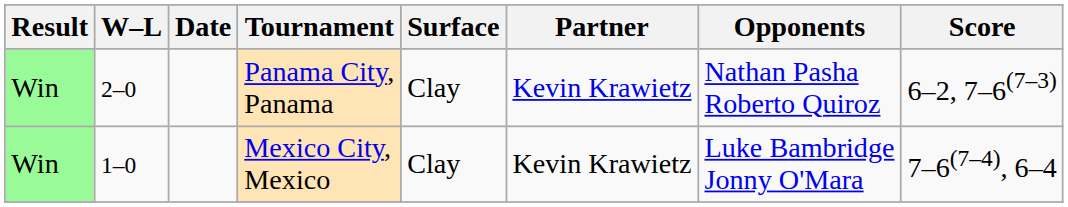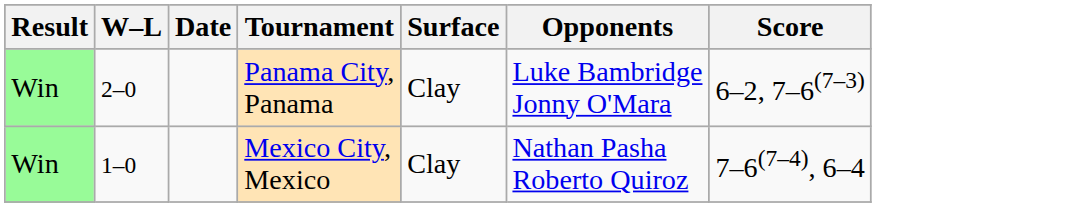- column: (602, 26)
(792, 87) Nathan Pasha Roberto Quiroz -> (607, 87) Luke Bambridge Jonny O'Mara
(799, 163) Luke Bambridge Jonny O'Mara -> (600, 163) Nathan Pasha Roberto Quiroz
